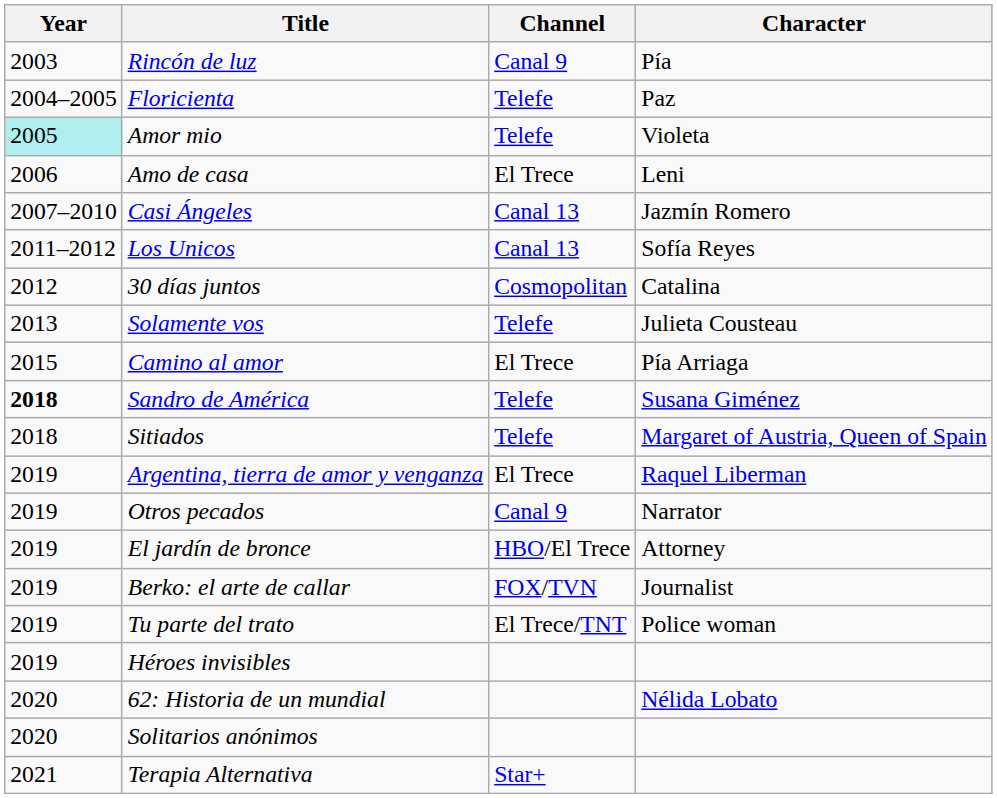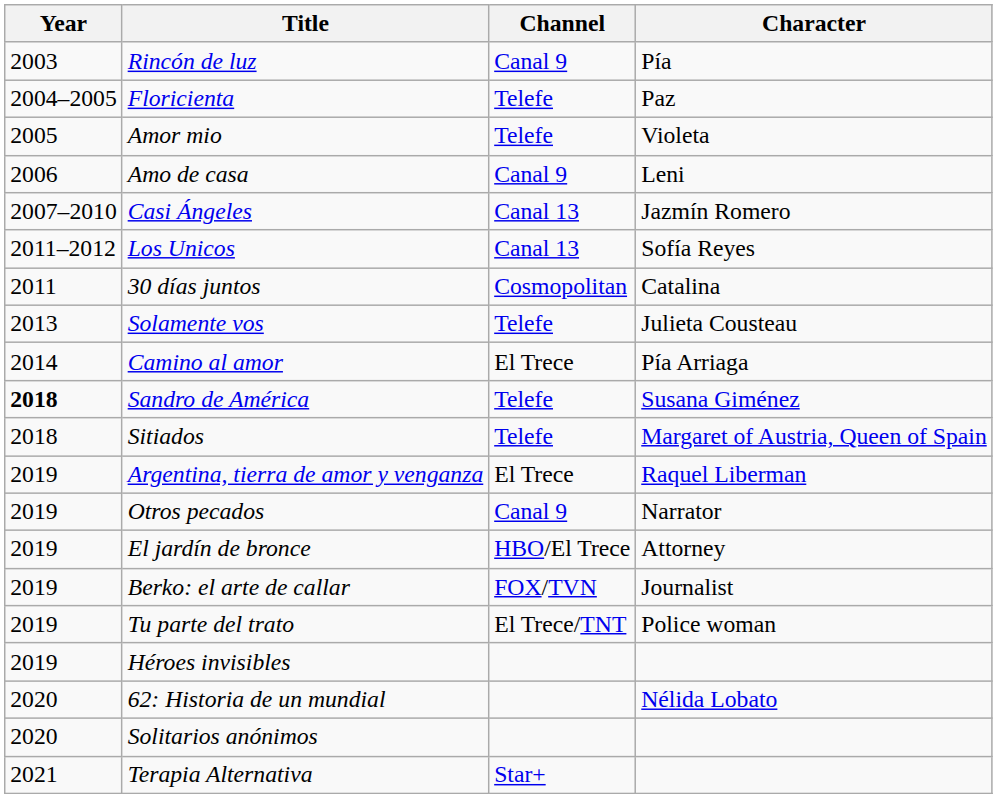(34, 135) paleturquoise background -> (34, 135) no background
(534, 173) El Trece -> (531, 173) Canal 9
(34, 286) 2012 -> (33, 286) 2011
(34, 361) 2015 -> (34, 361) 2014
